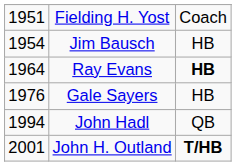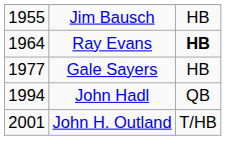- row: (112, 17)
(27, 43) 1954 -> (27, 17) 1955
(27, 95) 1976 -> (27, 69) 1977
(203, 148) bold -> (198, 122) normal
